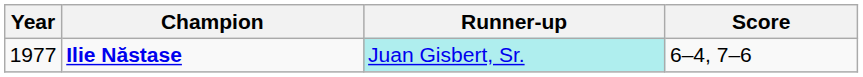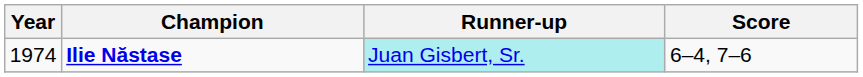(33, 55) 1977 -> (33, 55) 1974
